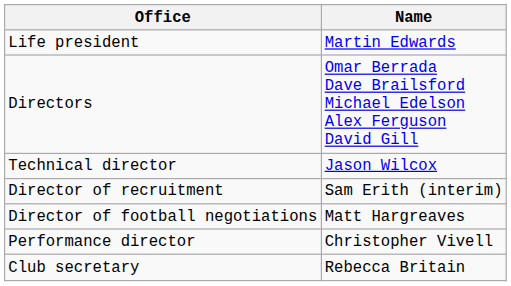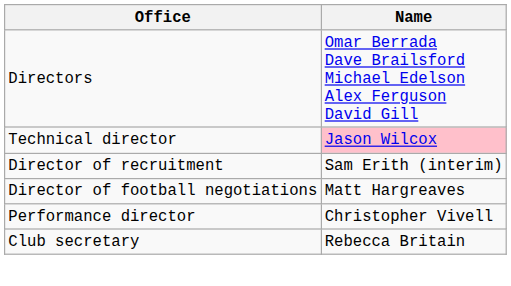- row: (74, 43)
(381, 166) no background -> (381, 140) pink background
